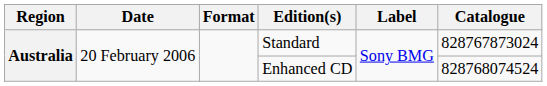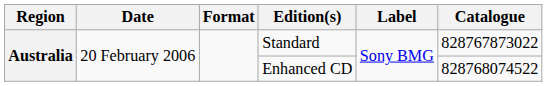(490, 42) 828767873024 -> (490, 42) 828767873022
(490, 68) 828768074524 -> (490, 68) 828768074522
